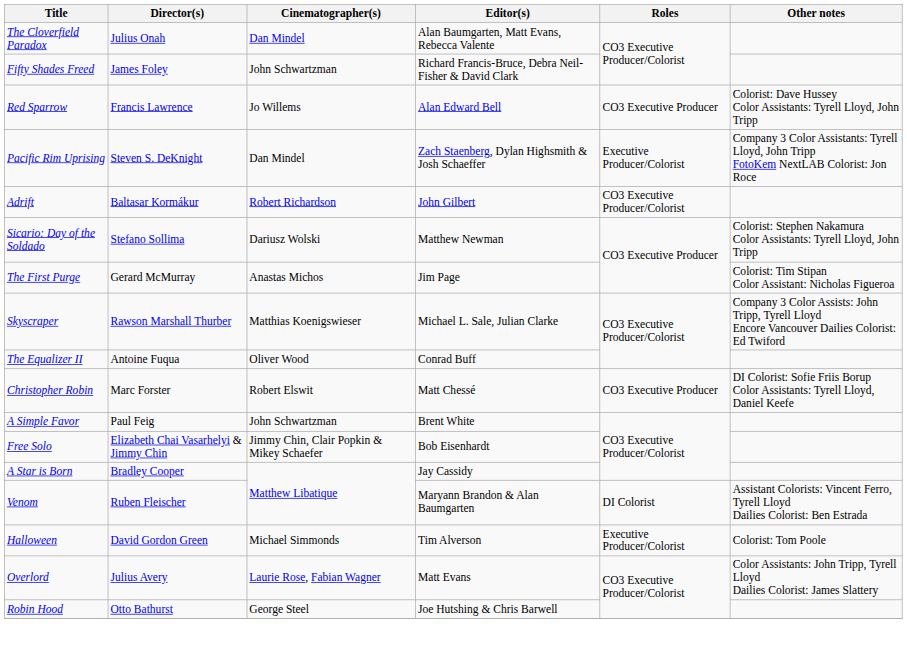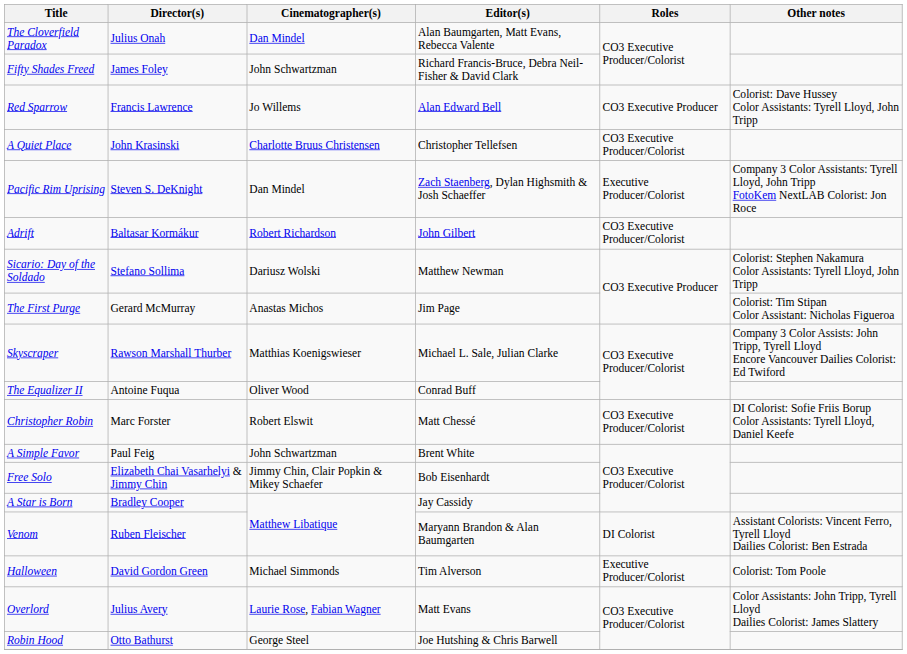+ row: (39, 145)
(660, 390) CO3 Executive Producer -> (644, 421) CO3 Executive Producer/Colorist
